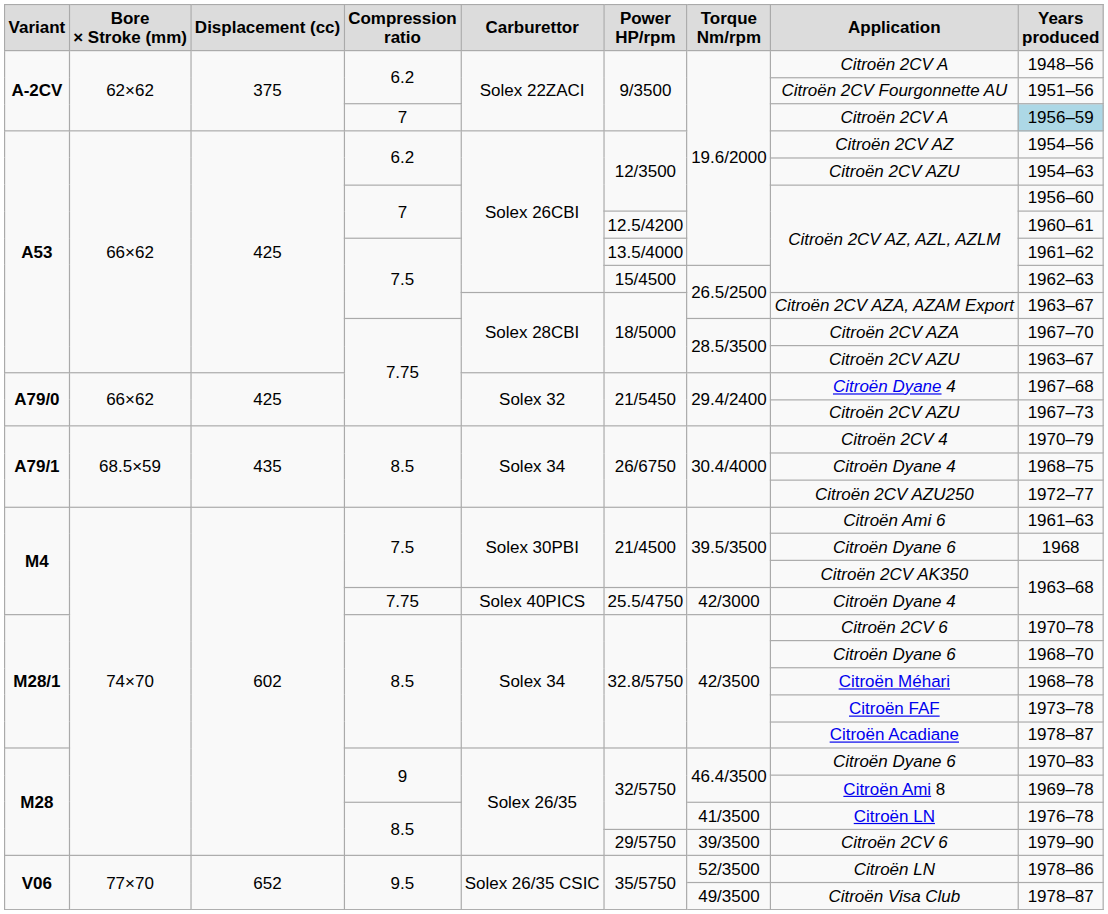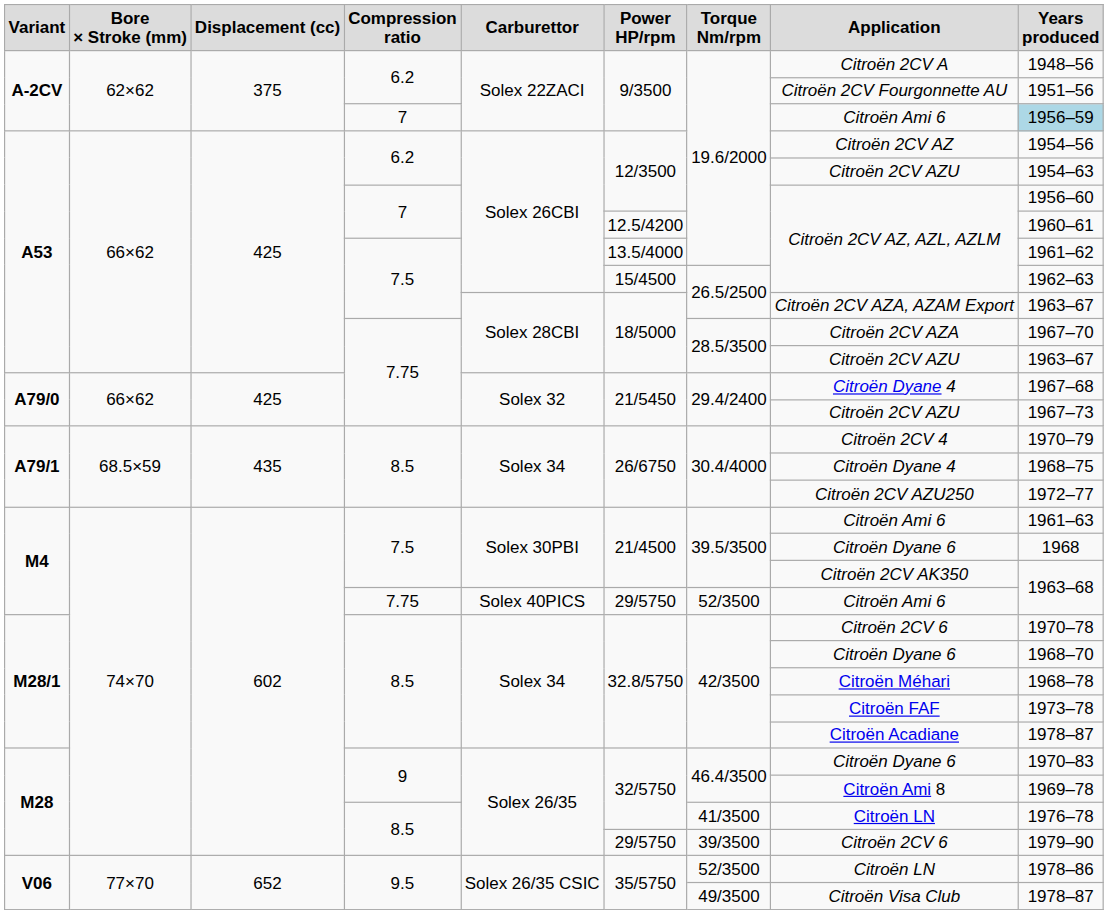(894, 118) Citroën 2CV A -> (894, 118) Citroën Ami 6
(645, 601) 25.5/4750 -> (645, 601) 29/5750
(729, 601) 42/3000 -> (729, 601) 52/3500
(894, 601) Citroën Dyane 4 -> (894, 601) Citroën Ami 6
